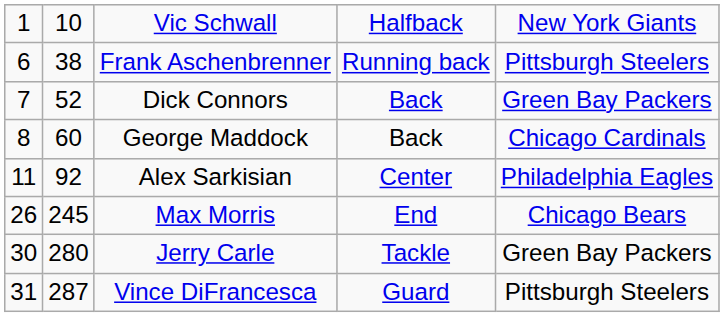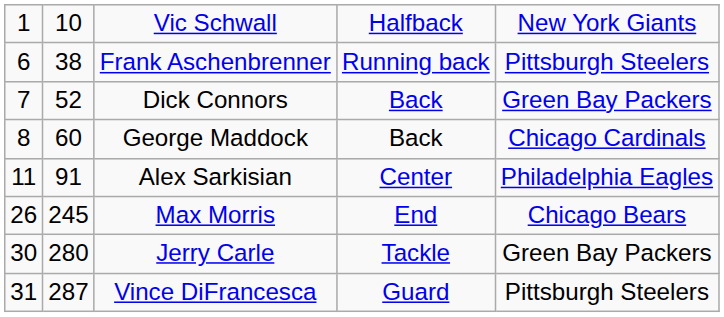(68, 176) 92 -> (68, 176) 91
